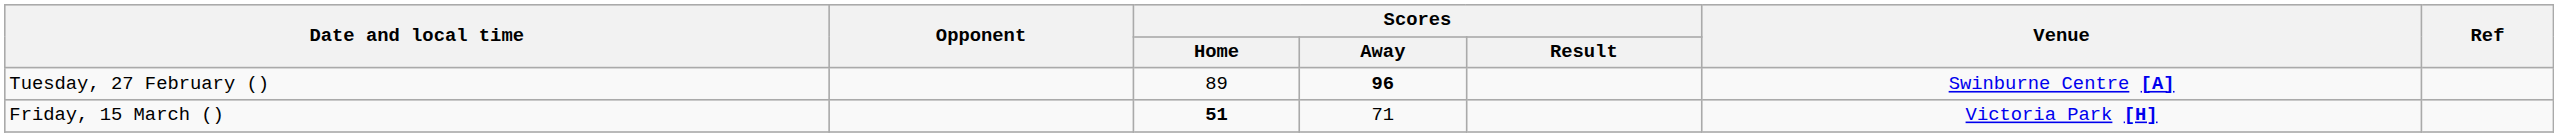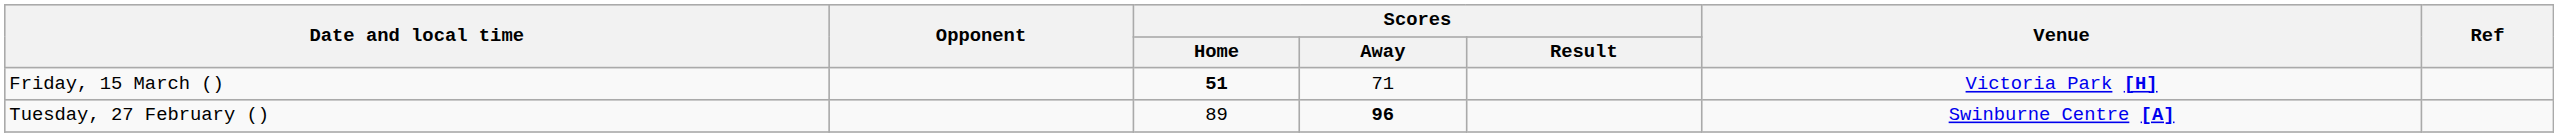rows swapped: (139, 84) <-> (117, 115)
